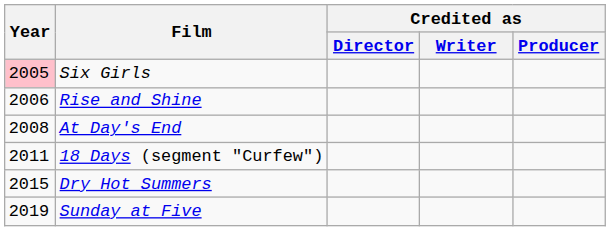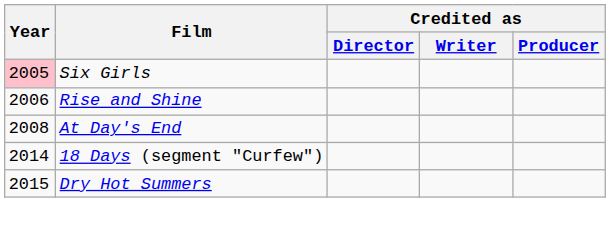(29, 156) 2011 -> (29, 156) 2014
- row: (131, 211)
